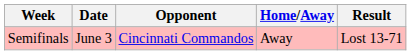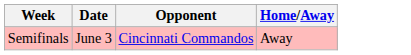- column: (372, 15)
